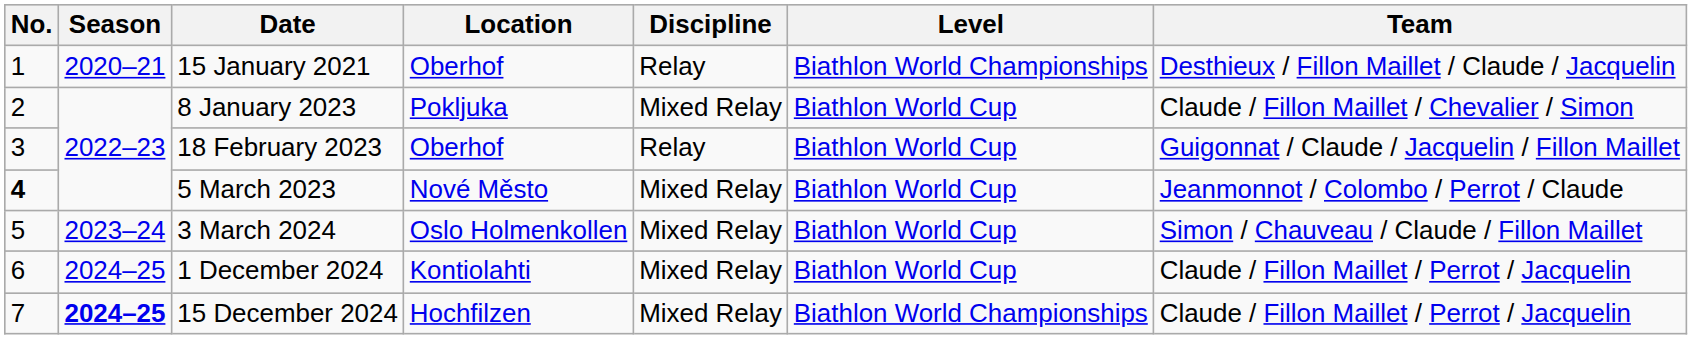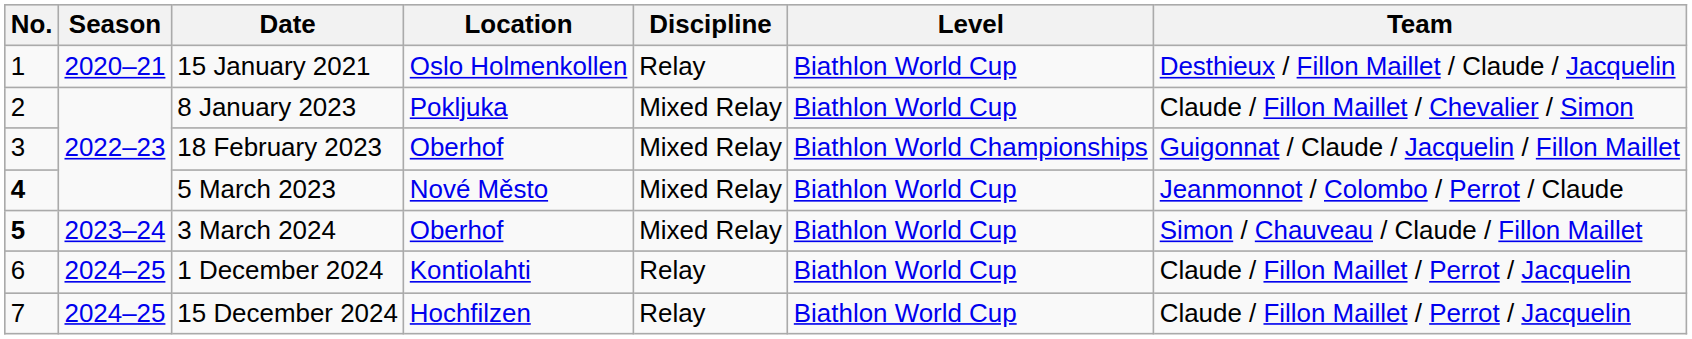(457, 66) Oberhof -> (519, 66) Oslo Holmenkollen
(971, 66) Biathlon World Championships -> (905, 66) Biathlon World Cup
(672, 148) Relay -> (711, 148) Mixed Relay
(905, 148) Biathlon World Cup -> (971, 148) Biathlon World Championships
(18, 230) normal -> (18, 230) bold
(519, 230) Oslo Holmenkollen -> (457, 230) Oberhof
(711, 271) Mixed Relay -> (672, 271) Relay
(115, 312) bold -> (115, 312) normal
(711, 312) Mixed Relay -> (672, 312) Relay
(971, 312) Biathlon World Championships -> (905, 312) Biathlon World Cup
